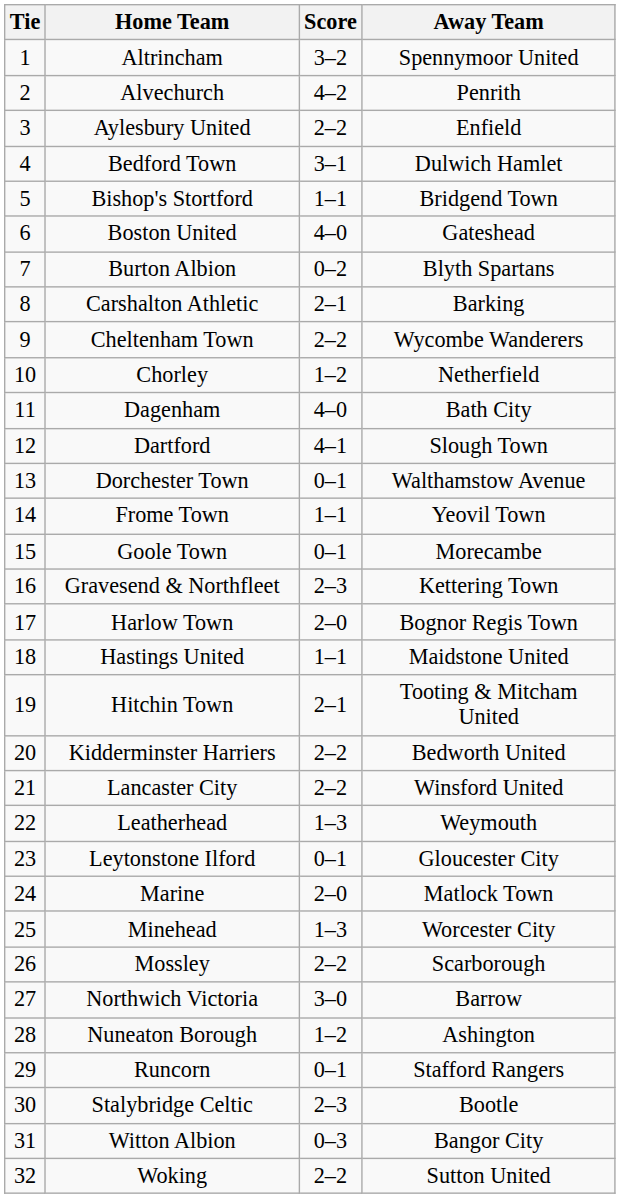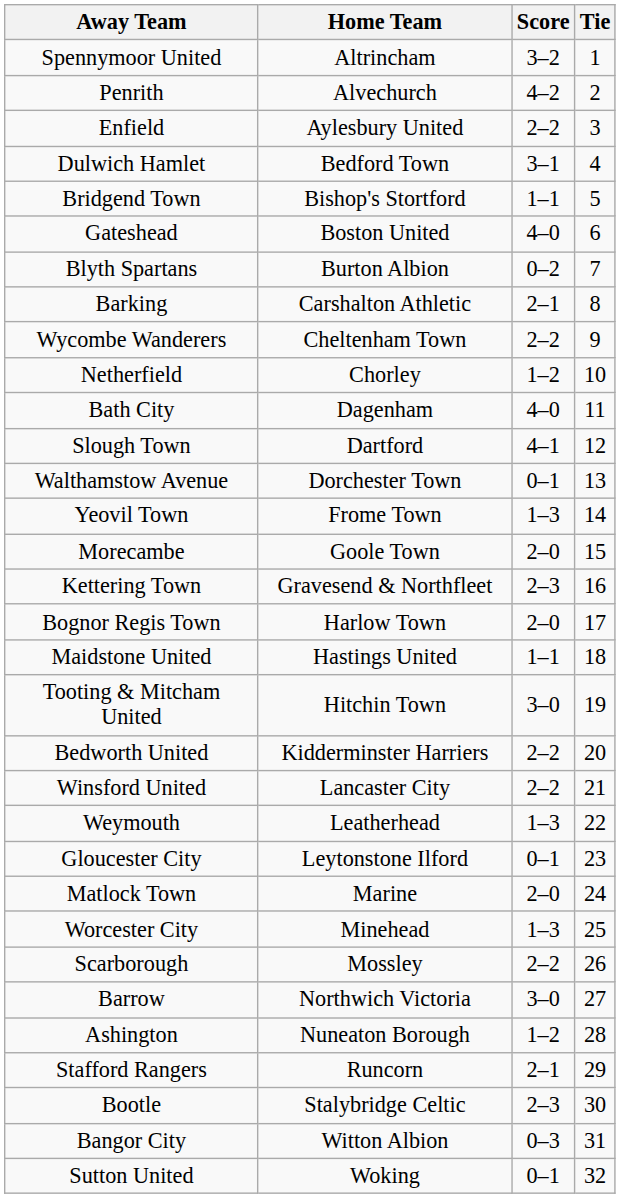columns swapped: (25, 22) <-> (489, 22)
(330, 515) 1–1 -> (543, 515) 1–3
(330, 551) 0–1 -> (543, 551) 2–0
(330, 704) 2–1 -> (543, 704) 3–0
(330, 1070) 0–1 -> (543, 1070) 2–1
(330, 1175) 2–2 -> (543, 1175) 0–1
